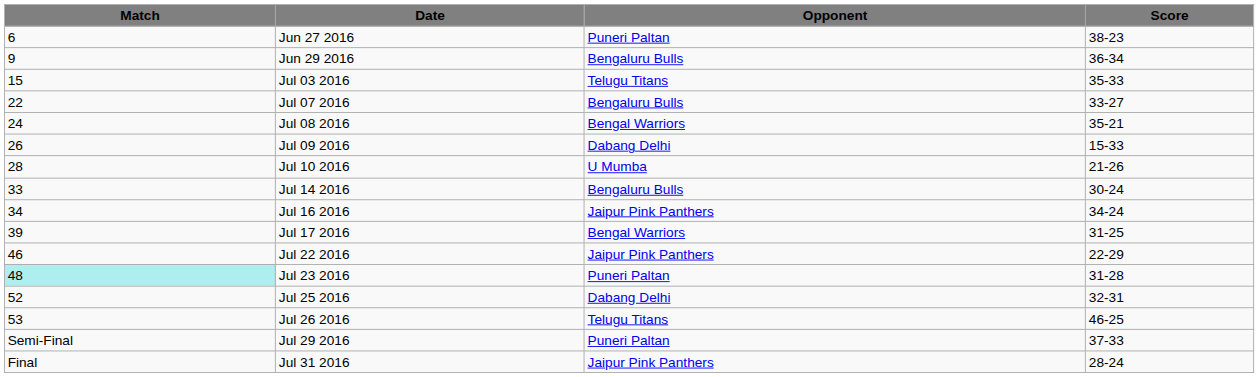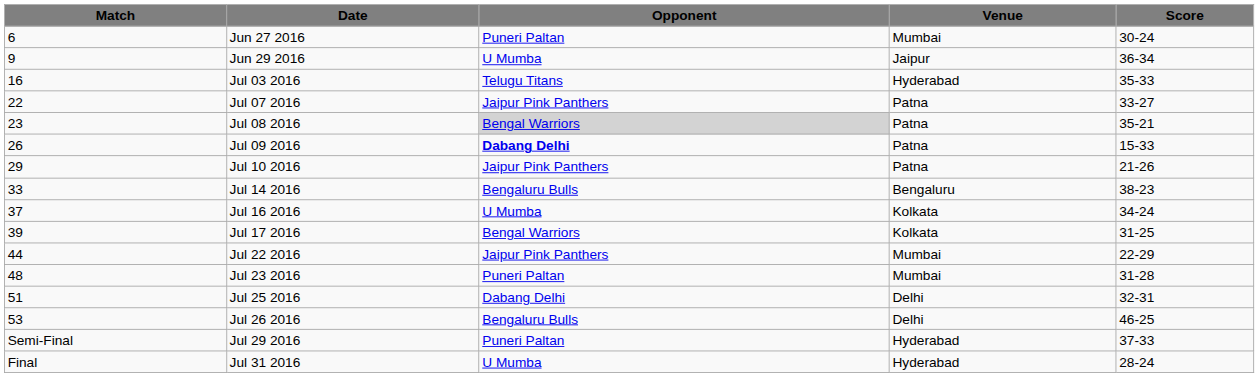+ column: (1003, 15)
(1106, 37) 38-23 -> (1137, 37) 30-24
(635, 59) Bengaluru Bulls -> (512, 59) U Mumba
(15, 80) 15 -> (15, 80) 16
(635, 102) Bengaluru Bulls -> (545, 102) Jaipur Pink Panthers
(15, 124) 24 -> (15, 124) 23
(636, 124) no background -> (531, 124) lightgrey background
(629, 145) normal -> (526, 145) bold
(15, 167) 28 -> (15, 167) 29
(617, 167) U Mumba -> (545, 167) Jaipur Pink Panthers
(1106, 189) 30-24 -> (1137, 189) 38-23
(15, 210) 34 -> (15, 210) 37
(651, 210) Jaipur Pink Panthers -> (512, 210) U Mumba
(15, 254) 46 -> (15, 254) 44
(15, 275) paleturquoise background -> (15, 275) no background
(15, 297) 52 -> (15, 297) 51
(628, 319) Telugu Titans -> (530, 319) Bengaluru Bulls
(651, 362) Jaipur Pink Panthers -> (512, 362) U Mumba
